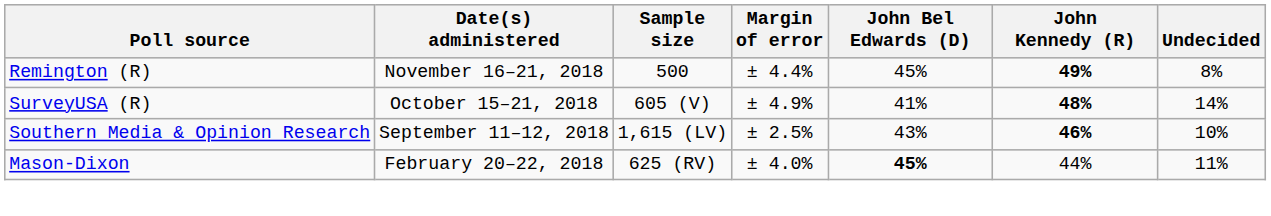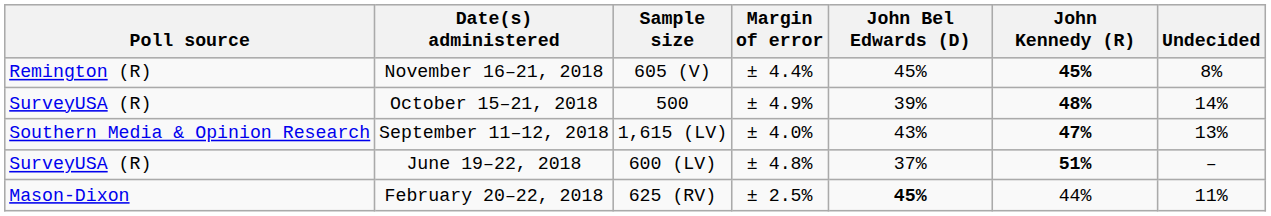(672, 72) 500 -> (672, 72) 605 (V)
(1075, 72) 49% -> (1075, 72) 45%
(672, 103) 605 (V) -> (672, 103) 500
(910, 103) 41% -> (910, 103) 39%
(780, 134) ± 2.5% -> (780, 134) ± 4.0%
(1075, 134) 46% -> (1075, 134) 47%
(1211, 134) 10% -> (1211, 134) 13%
+ row: (494, 164)
(780, 164) ± 4.0% -> (780, 195) ± 2.5%
